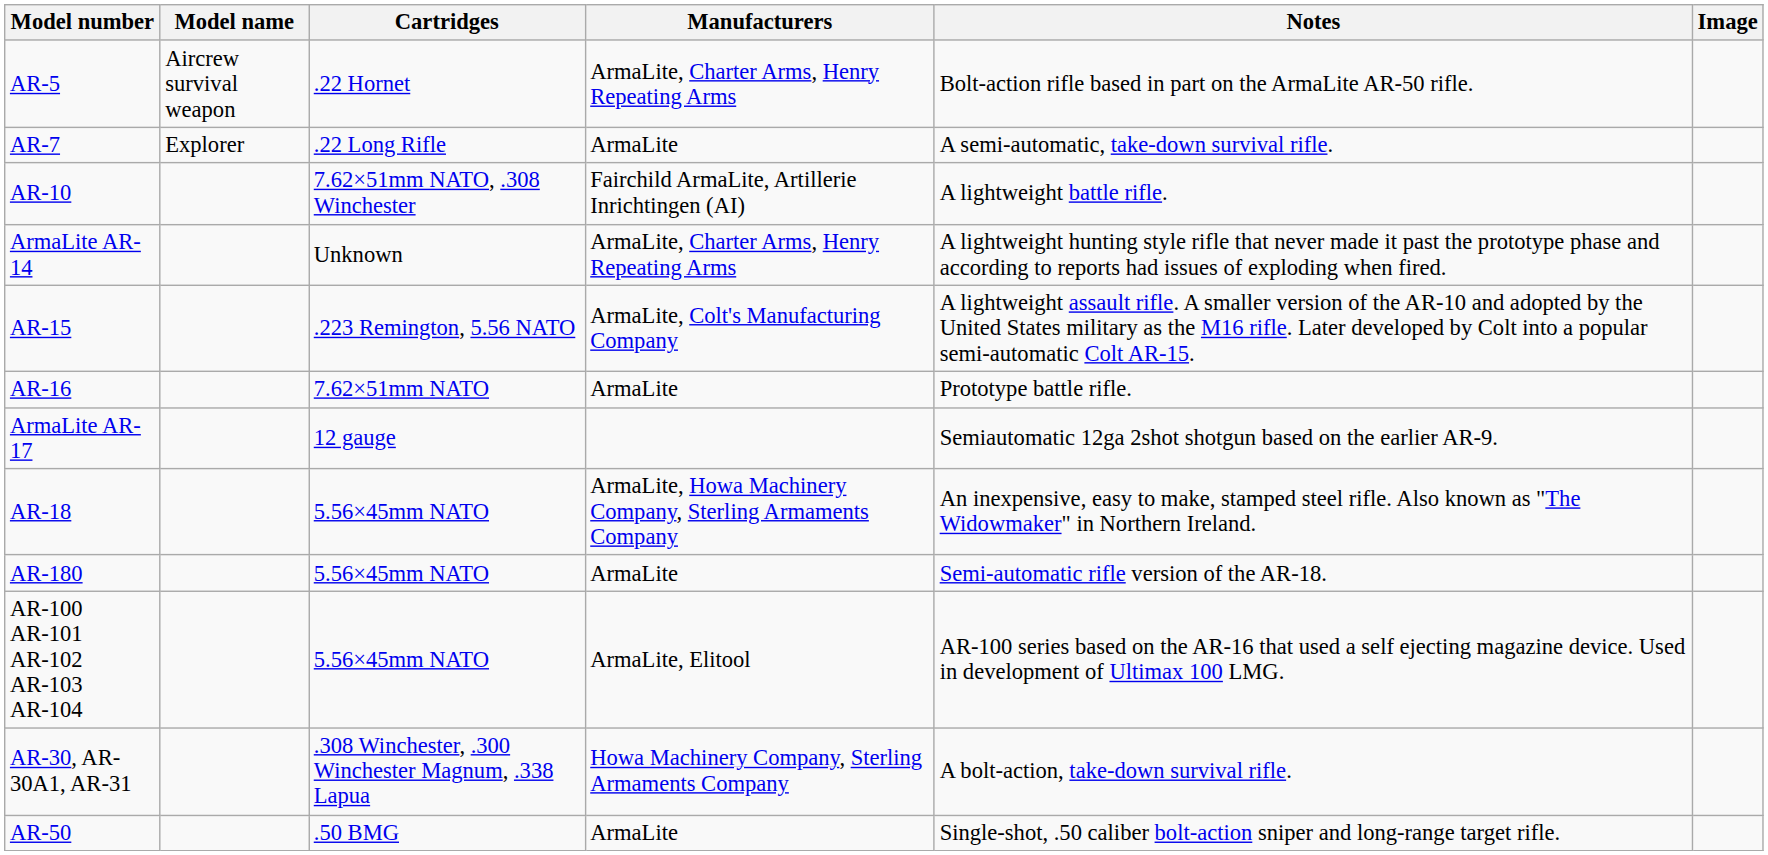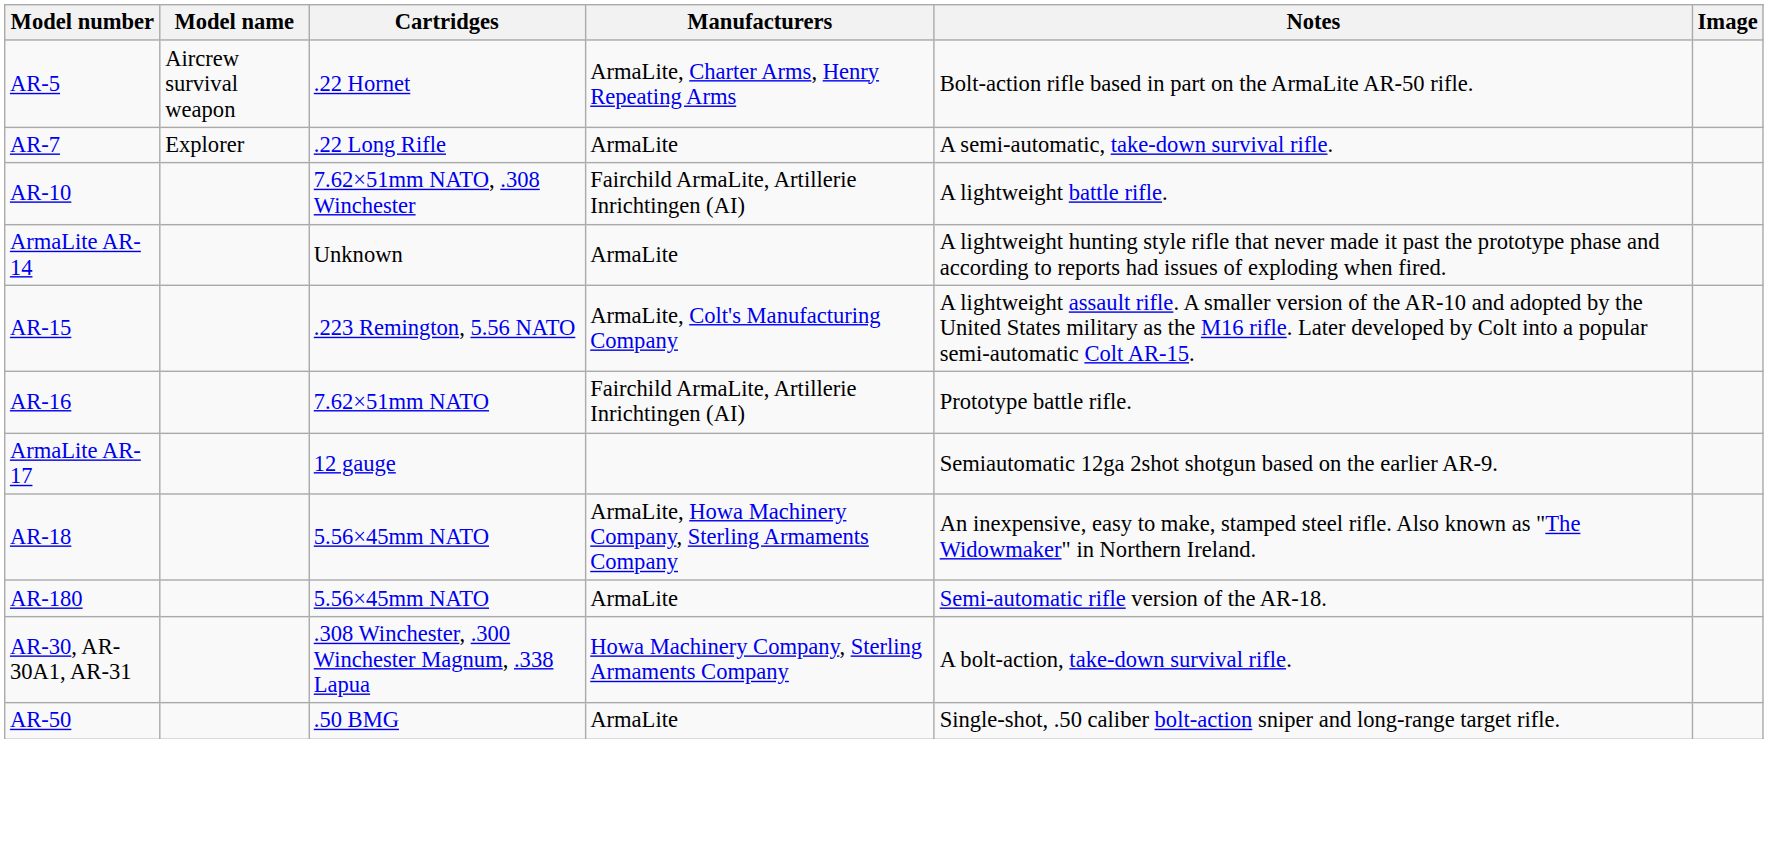(735, 254) ArmaLite, Charter Arms, Henry Repeating Arms -> (634, 254) ArmaLite
(634, 389) ArmaLite -> (723, 402) Fairchild ArmaLite, Artillerie Inrichtingen (AI)
- row: (46, 659)
